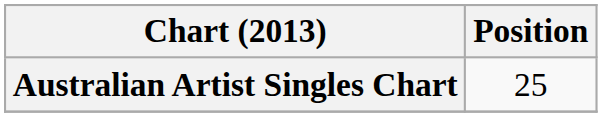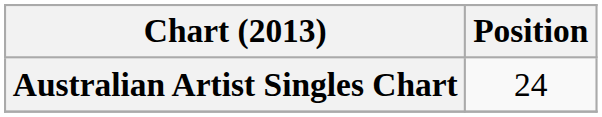(531, 84) 25 -> (531, 84) 24
